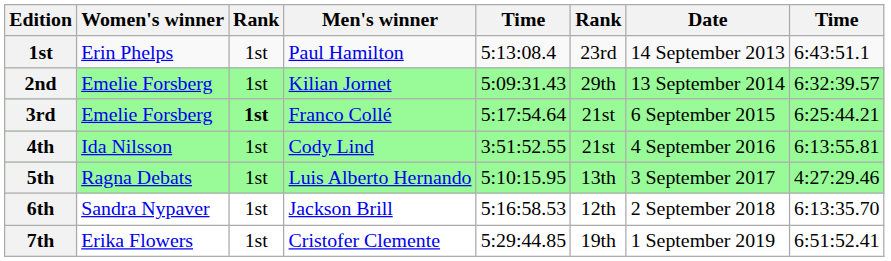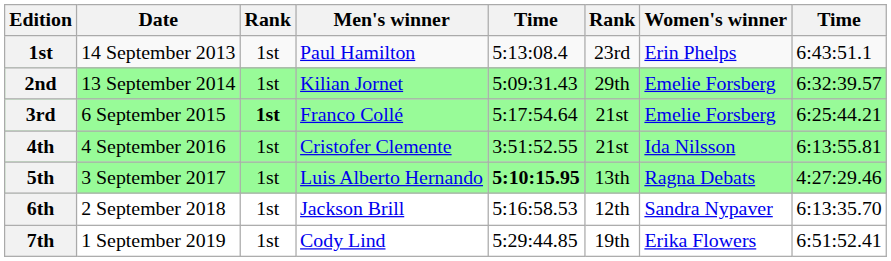columns swapped: (708, 20) <-> (153, 20)
(331, 146) Cody Lind -> (376, 146) Cristofer Clemente
(523, 177) normal -> (536, 177) bold
(364, 240) Cristofer Clemente -> (343, 240) Cody Lind
